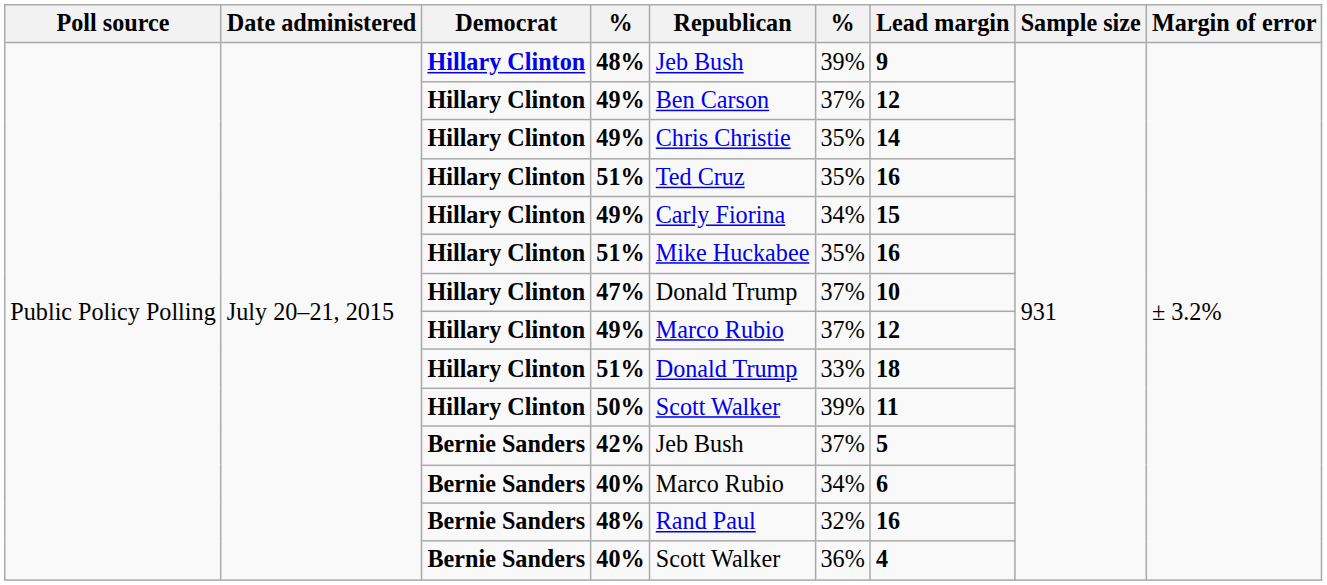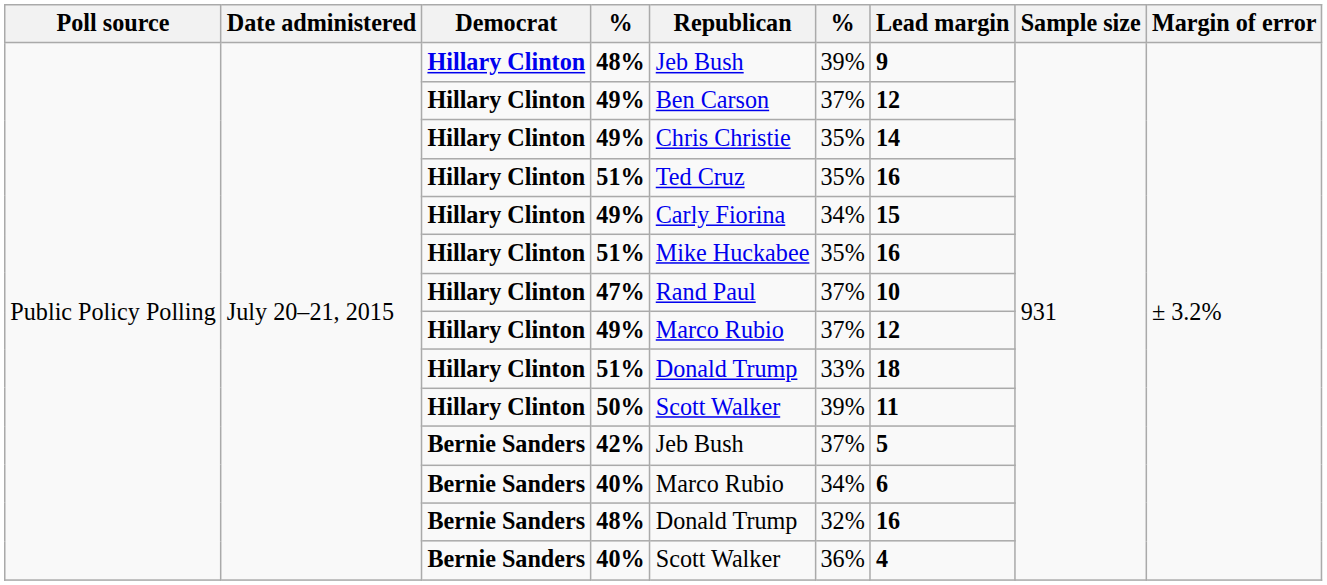(727, 291) Donald Trump -> (706, 291) Rand Paul
(706, 521) Rand Paul -> (727, 521) Donald Trump
